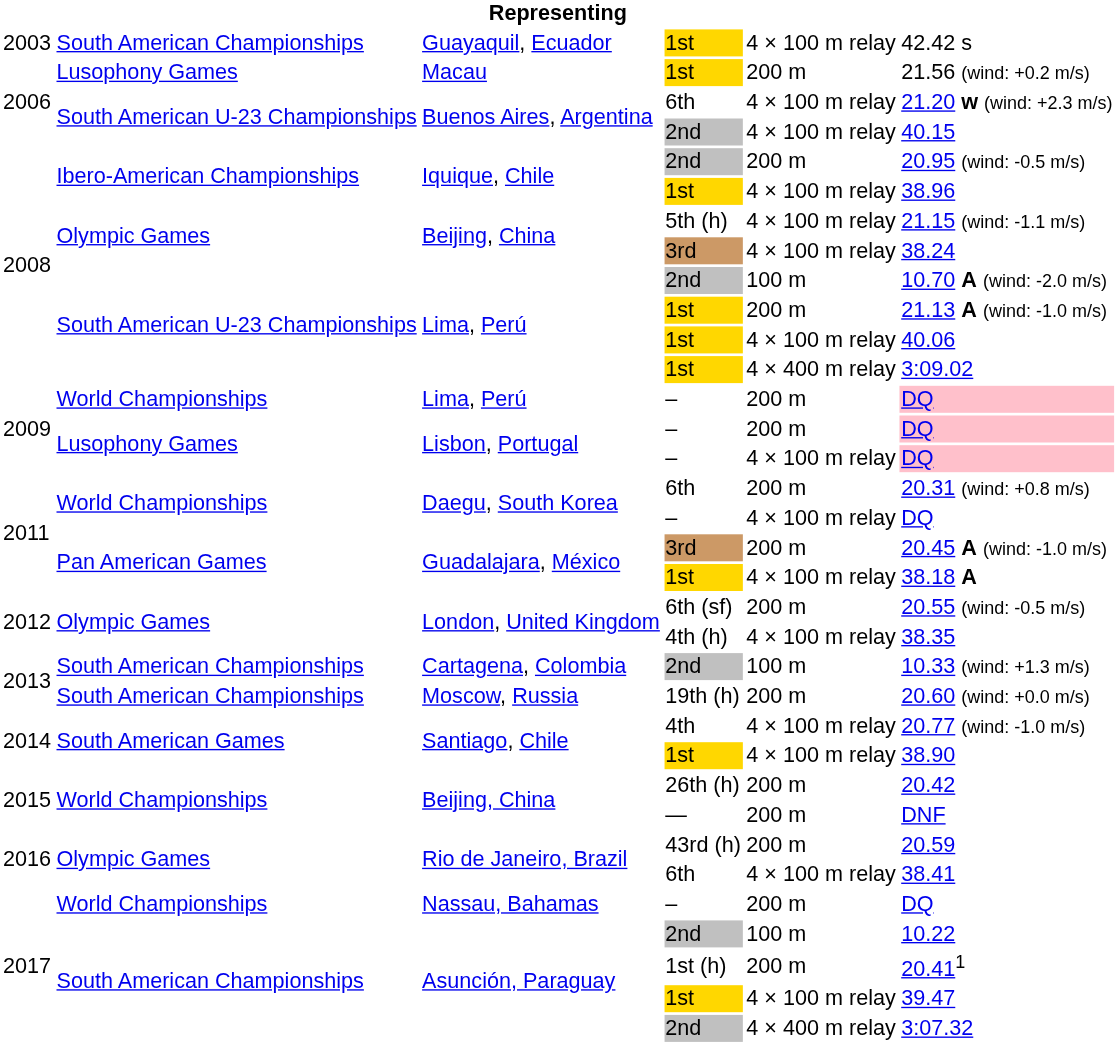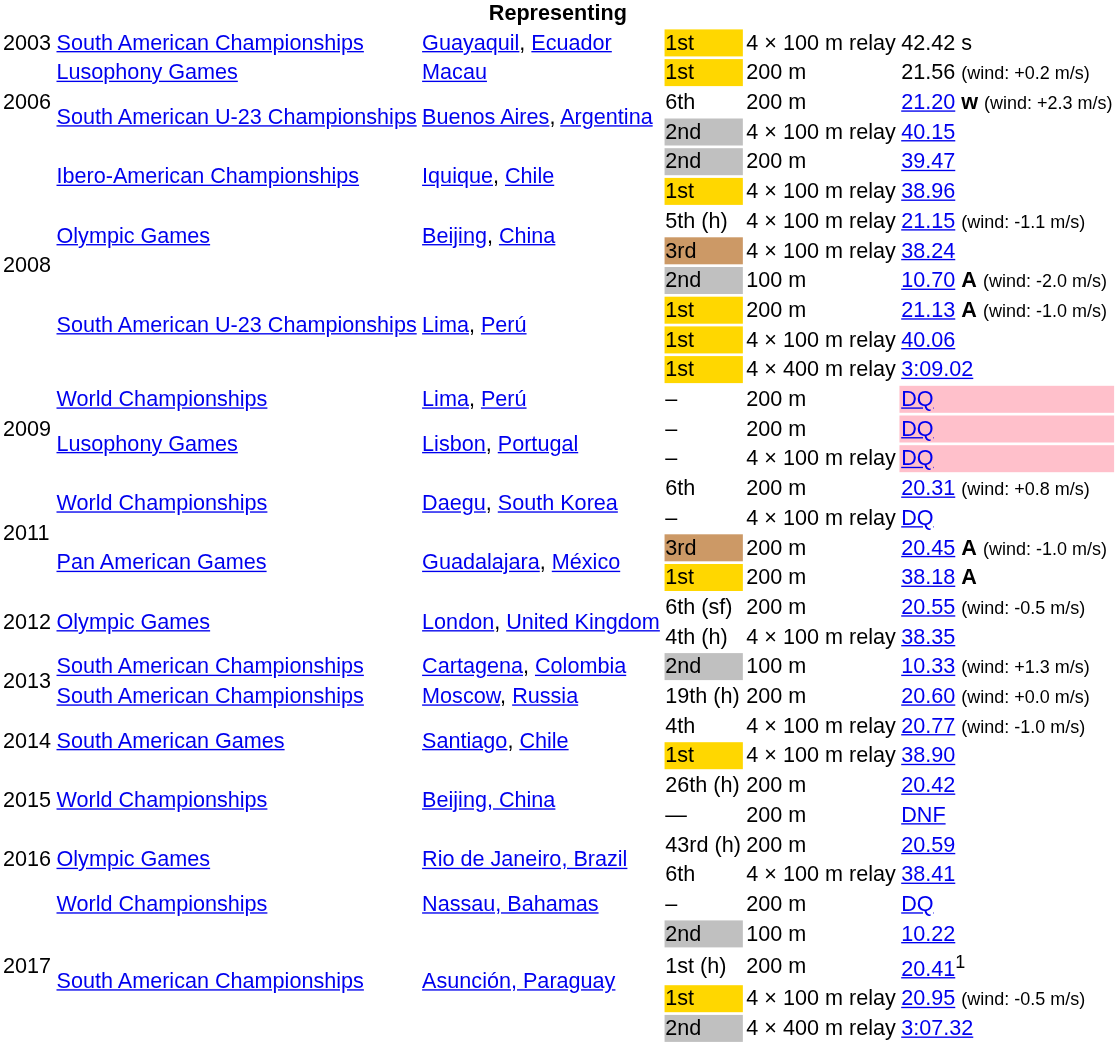(821, 102) 4 × 100 m relay -> (776, 102) 200 m
(993, 161) 20.95 (wind: -0.5 m/s) -> (928, 161) 39.47
(821, 577) 4 × 100 m relay -> (776, 577) 200 m
(928, 998) 39.47 -> (993, 998) 20.95 (wind: -0.5 m/s)
